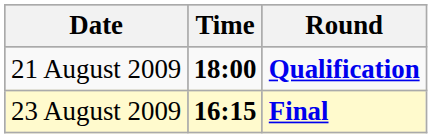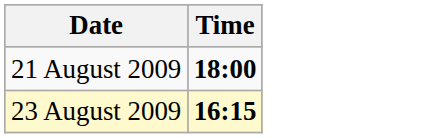- column: (344, 25)
